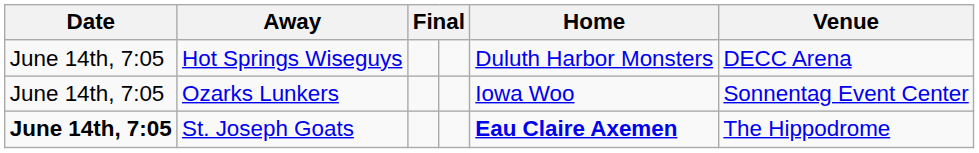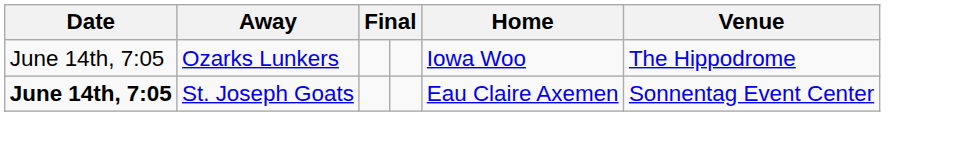- row: (292, 57)
(846, 93) Sonnentag Event Center -> (712, 57) The Hippodrome
(576, 128) bold -> (523, 93) normal
(807, 128) The Hippodrome -> (752, 93) Sonnentag Event Center
